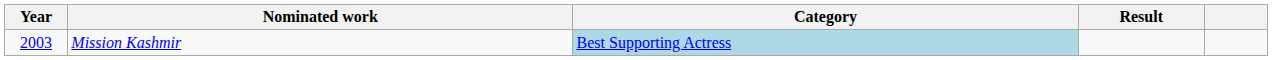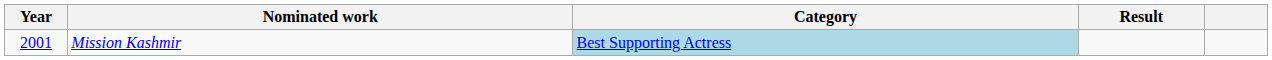(36, 42) 2003 -> (36, 42) 2001
